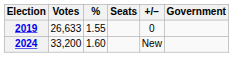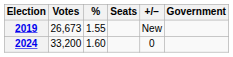(66, 28) 26,633 -> (66, 28) 26,673
(152, 28) 0 -> (152, 28) New
(152, 44) New -> (152, 44) 0
